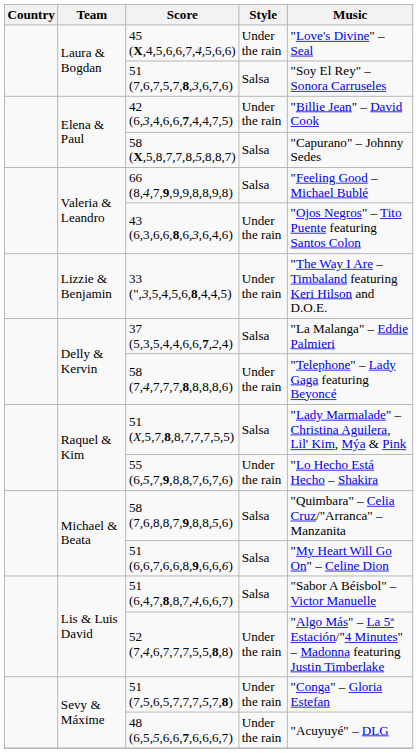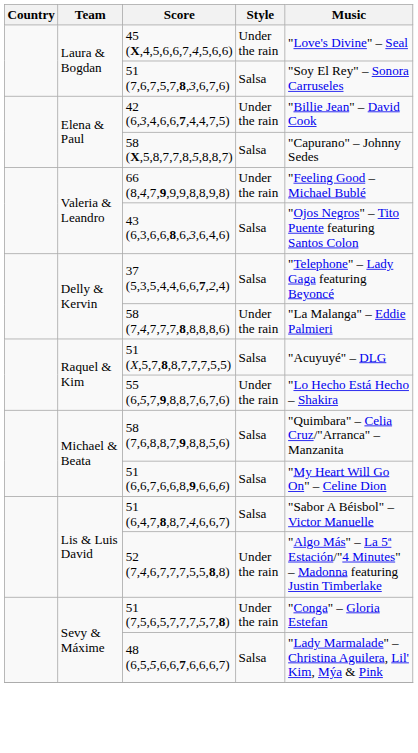(256, 185) Salsa -> (258, 185) Under the rain
(262, 228) Under the rain -> (252, 228) Salsa
- row: (180, 286)
(349, 336) "La Malanga" – Eddie Palmieri -> (341, 278) "Telephone" – Lady Gaga featuring Beyoncé
(343, 379) "Telephone" – Lady Gaga featuring Beyoncé -> (347, 321) "La Malanga" – Eddie Palmieri
(348, 429) "Lady Marmalade" – Christina Aguilera, Lil' Kim, Mýa & Pink -> (337, 357) "Acuyuyé" – DLG
(262, 730) Under the rain -> (252, 657) Salsa
(340, 730) "Acuyuyé" – DLG -> (349, 657) "Lady Marmalade" – Christina Aguilera, Lil' Kim, Mýa & Pink
